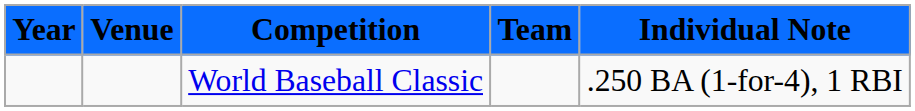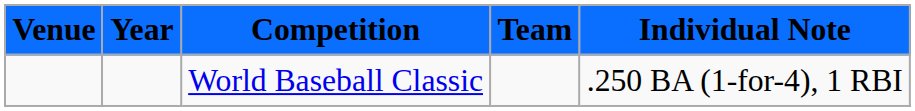columns swapped: (44, 29) <-> (132, 29)
